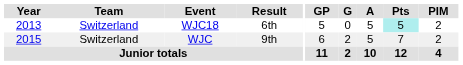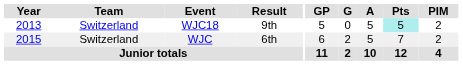(269, 25) 6th -> (269, 25) 9th
(269, 39) 9th -> (269, 39) 6th
